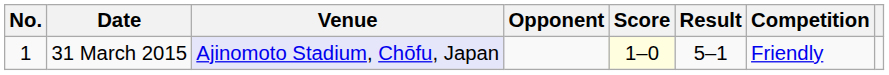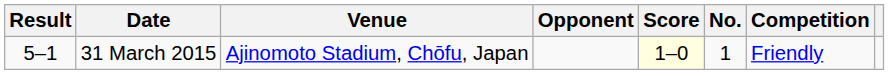columns swapped: (26, 20) <-> (711, 20)
(348, 52) lavender background -> (377, 52) no background
